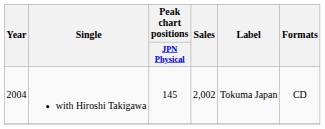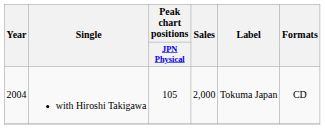(170, 95) 145 -> (170, 95) 105
(204, 95) 2,002 -> (204, 95) 2,000
